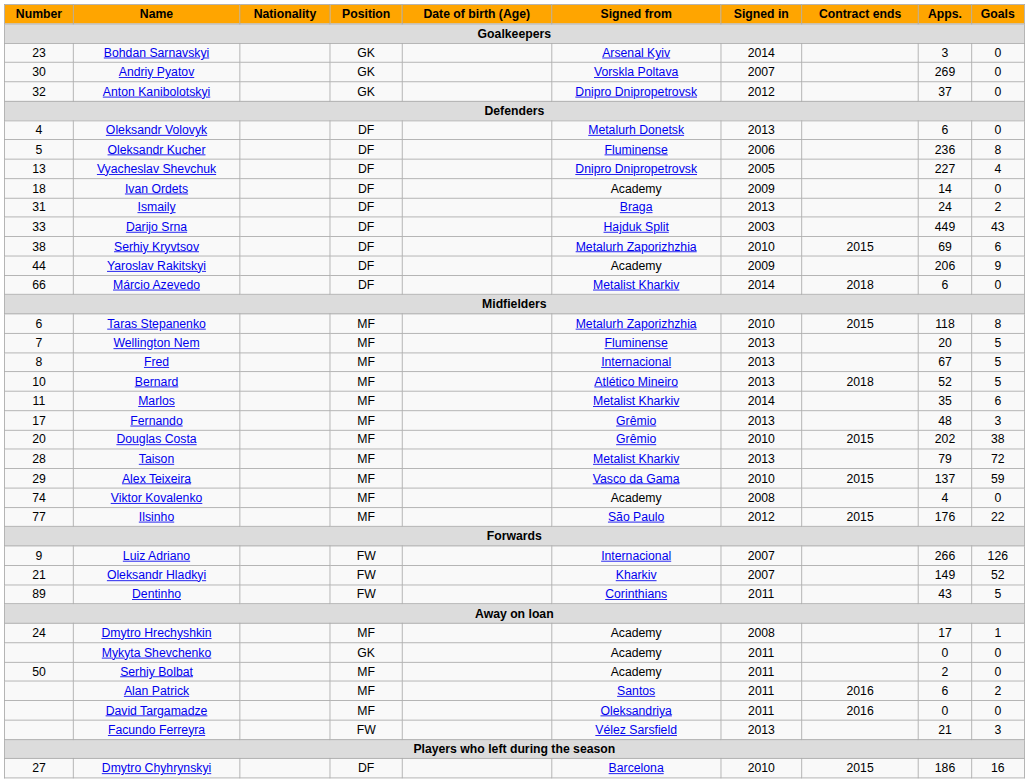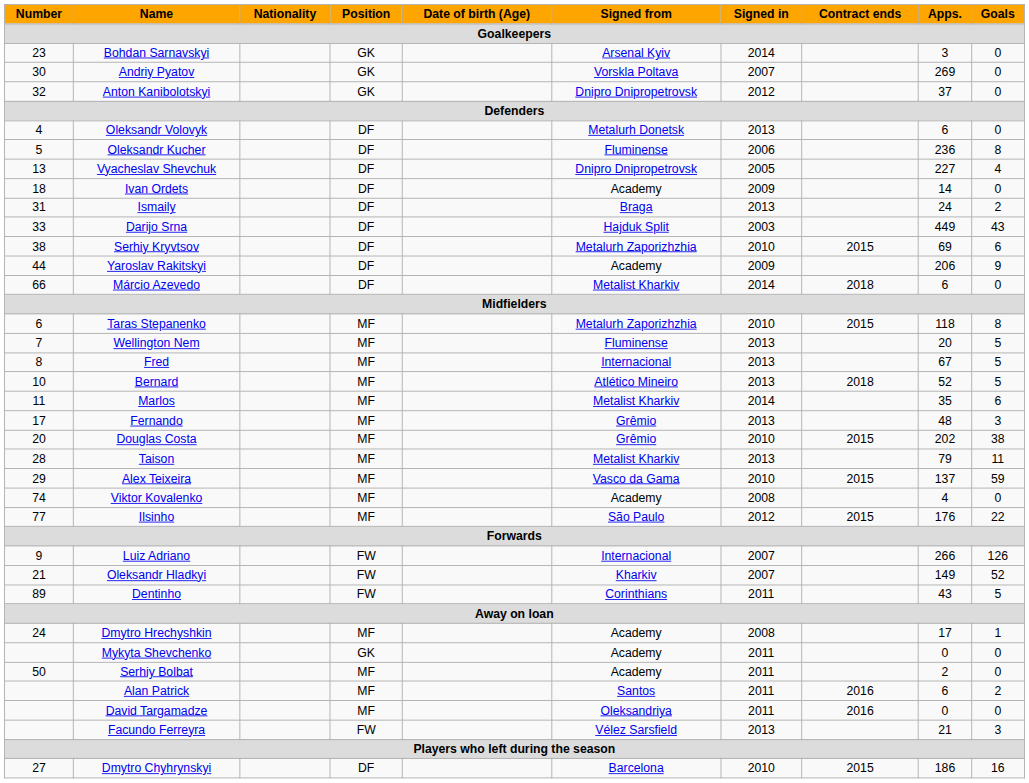(998, 459) 72 -> (998, 459) 11
